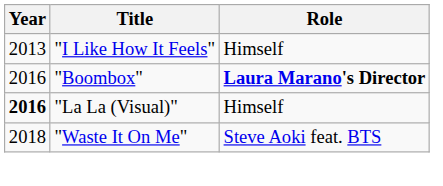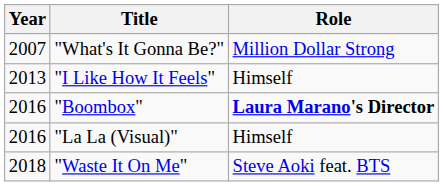+ row: (139, 48)
(27, 107) bold -> (27, 136) normal
